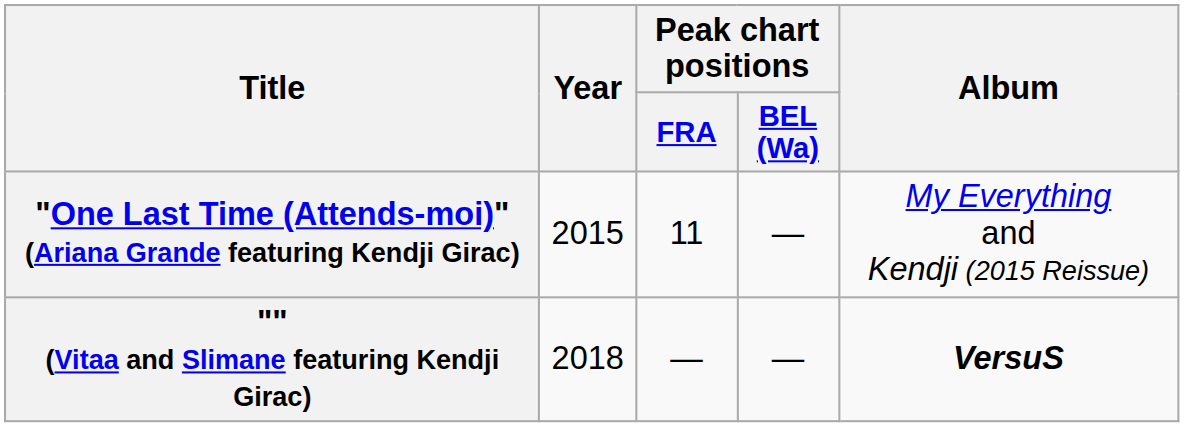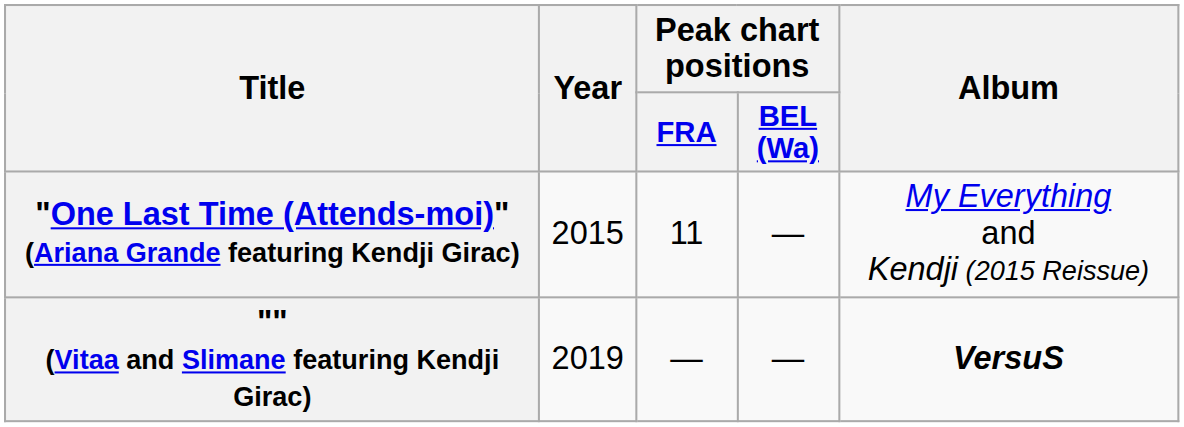(588, 358) 2018 -> (588, 358) 2019
